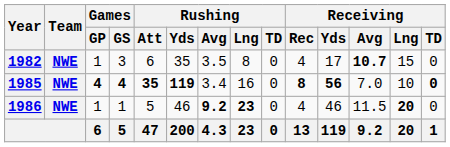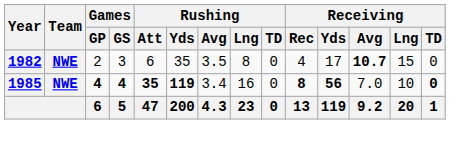(98, 62) 1 -> (98, 62) 2
- row: (25, 108)
